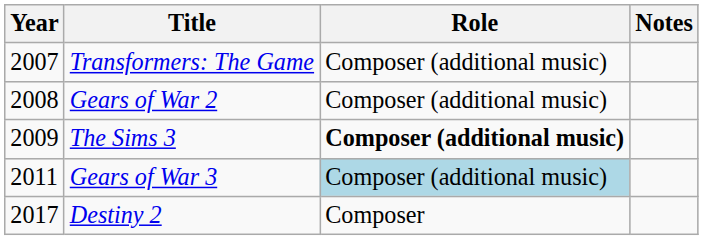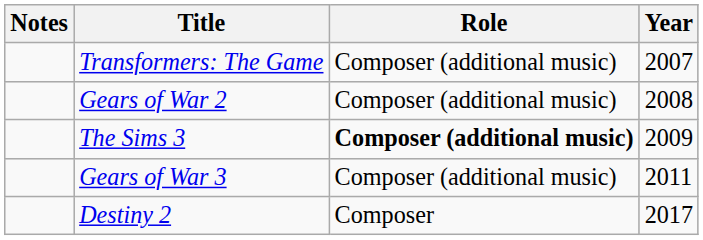columns swapped: (34, 23) <-> (664, 23)
(466, 176) lightblue background -> (476, 176) no background
